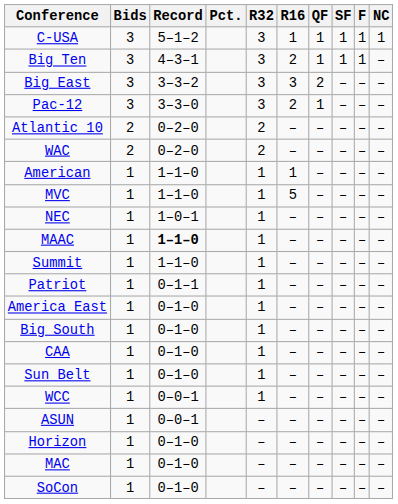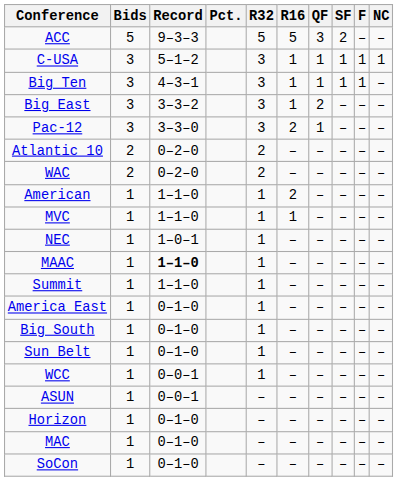+ row: (57, 38)
(293, 61) 2 -> (293, 83) 1
(293, 83) 3 -> (293, 106) 1
(293, 173) 1 -> (293, 195) 2
(293, 195) 5 -> (293, 218) 1
- row: (57, 285)
- row: (57, 353)
